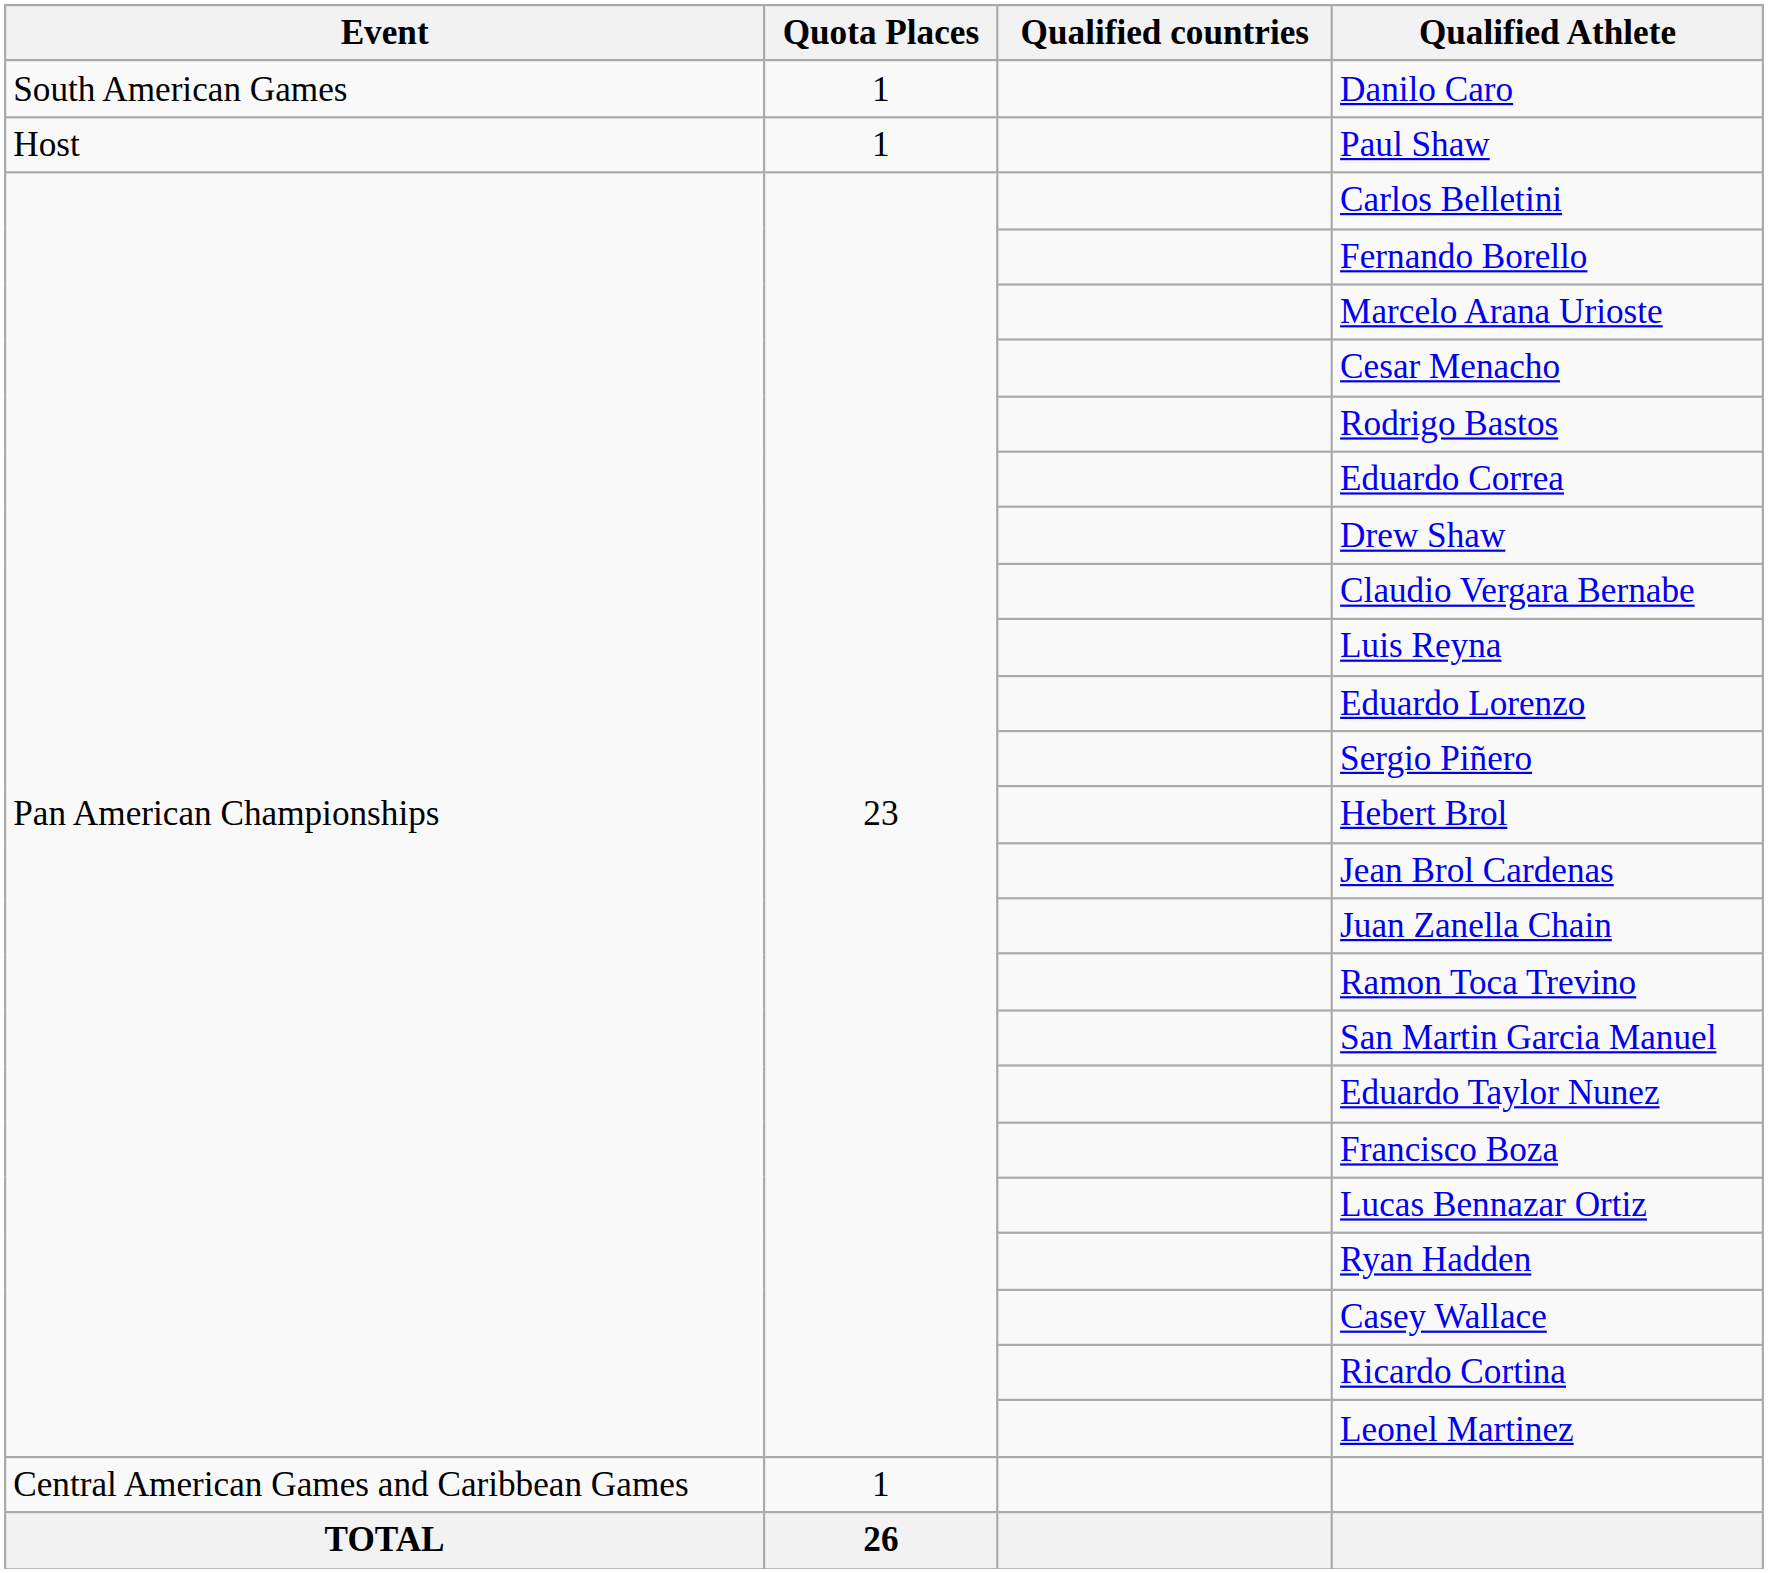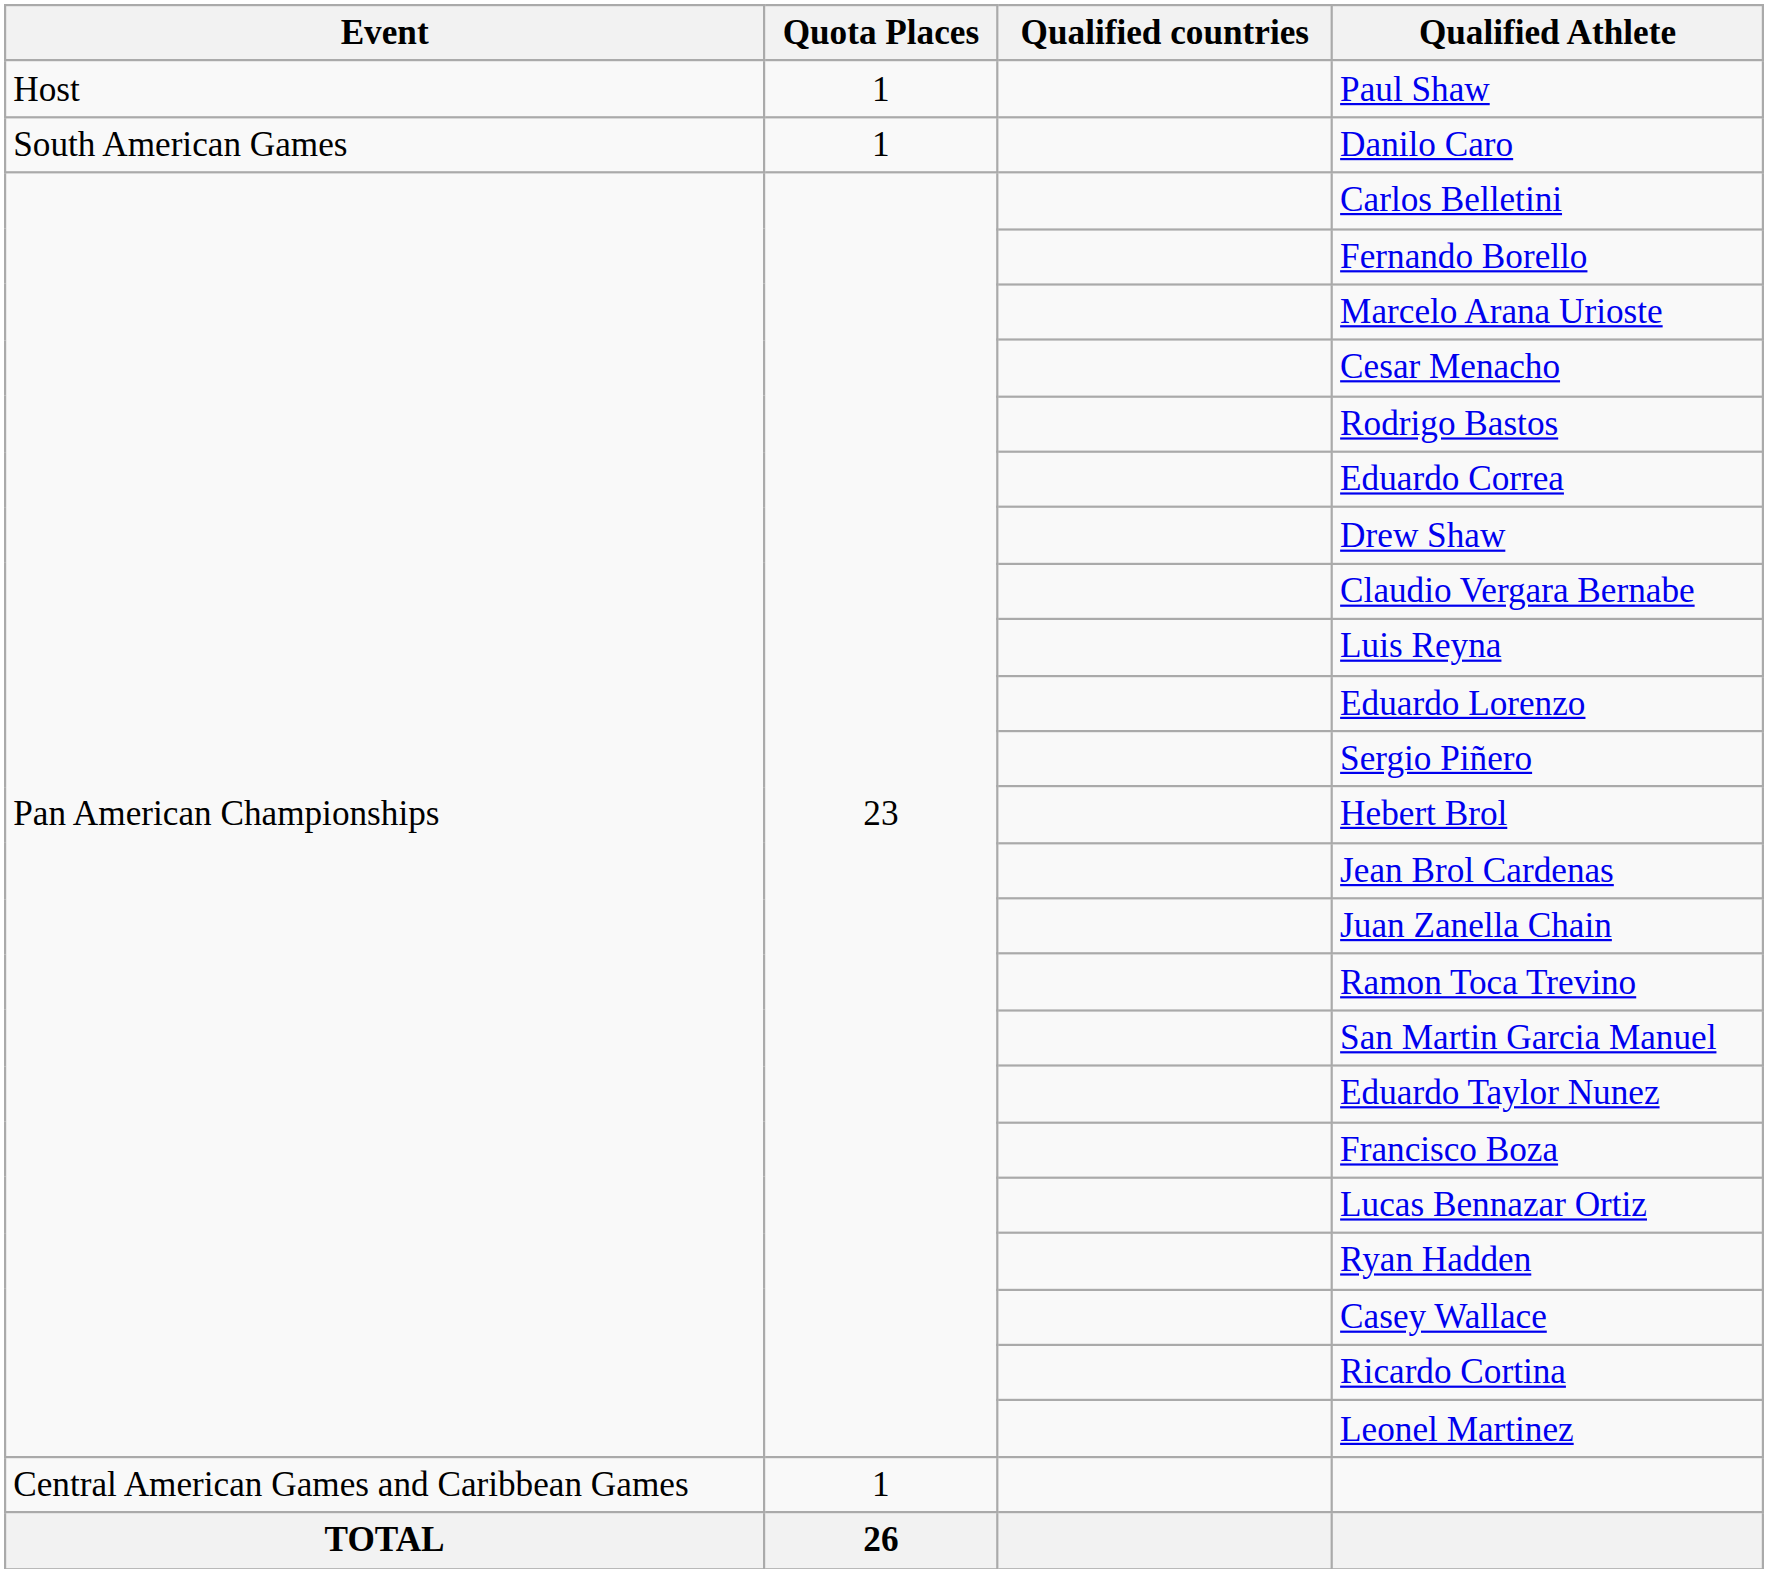rows swapped: (46, 144) <-> (180, 88)
